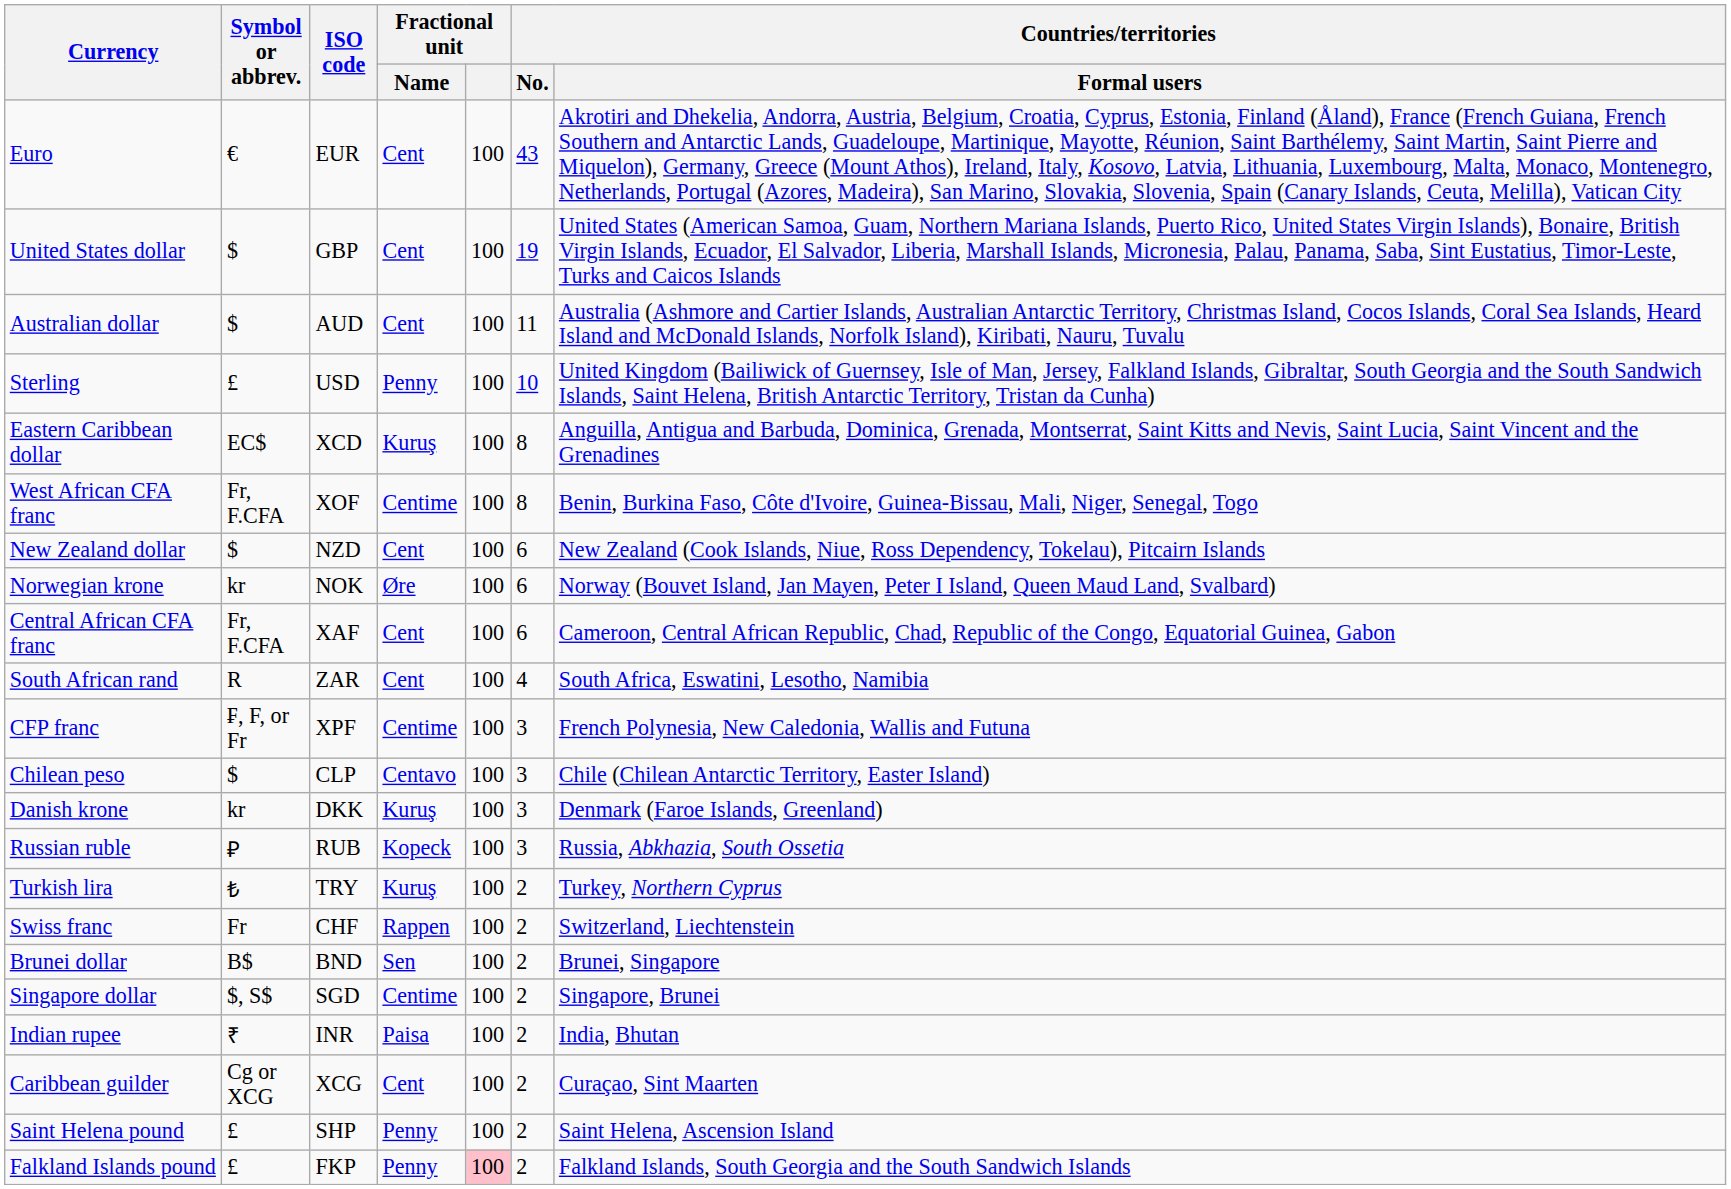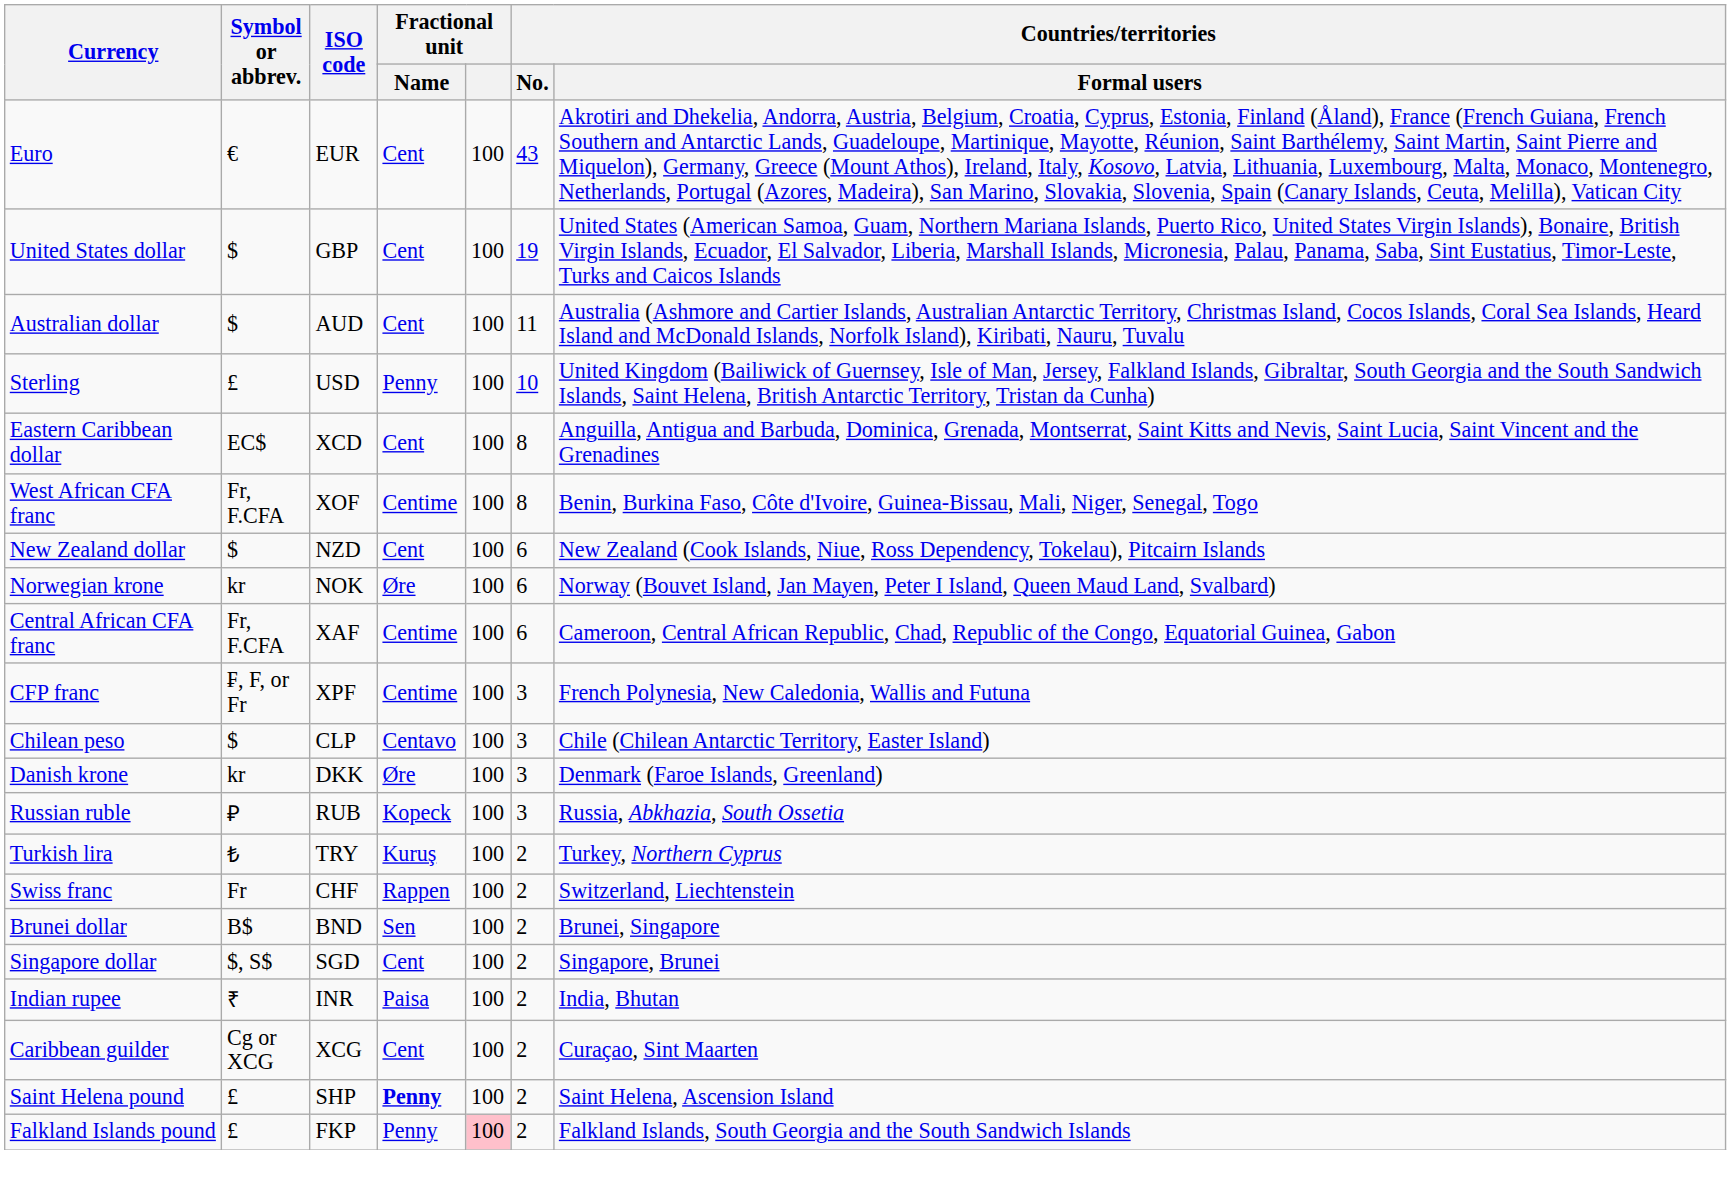(409, 443) Kuruş -> (403, 443) Cent
(403, 633) Cent -> (420, 633) Centime
- row: (94, 680)
(409, 810) Kuruş -> (399, 775) Øre
(420, 996) Centime -> (403, 961) Cent
(410, 1131) normal -> (412, 1096) bold
